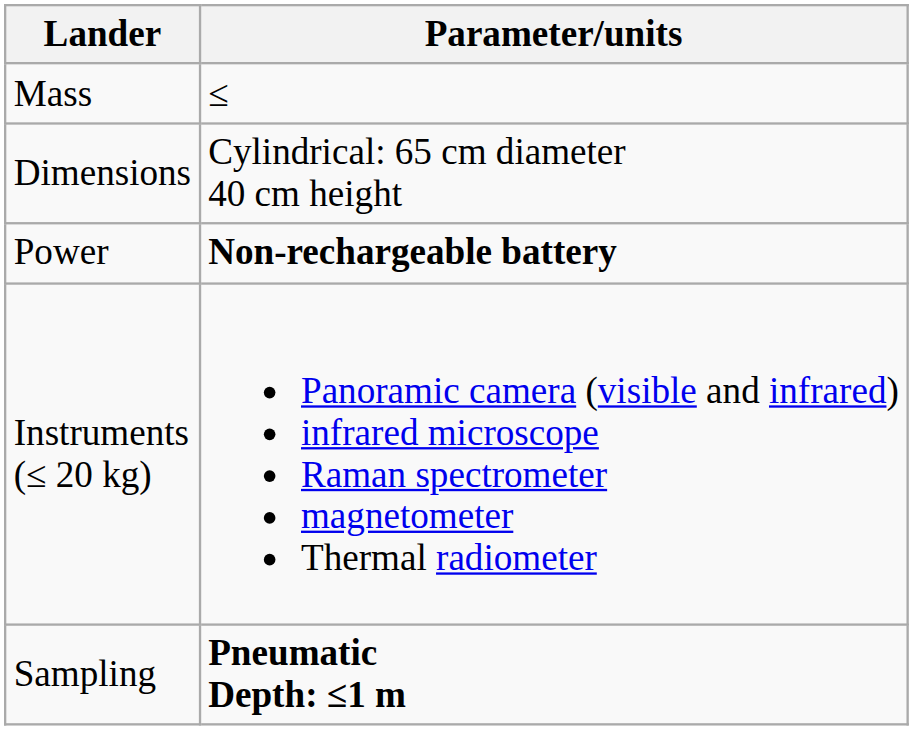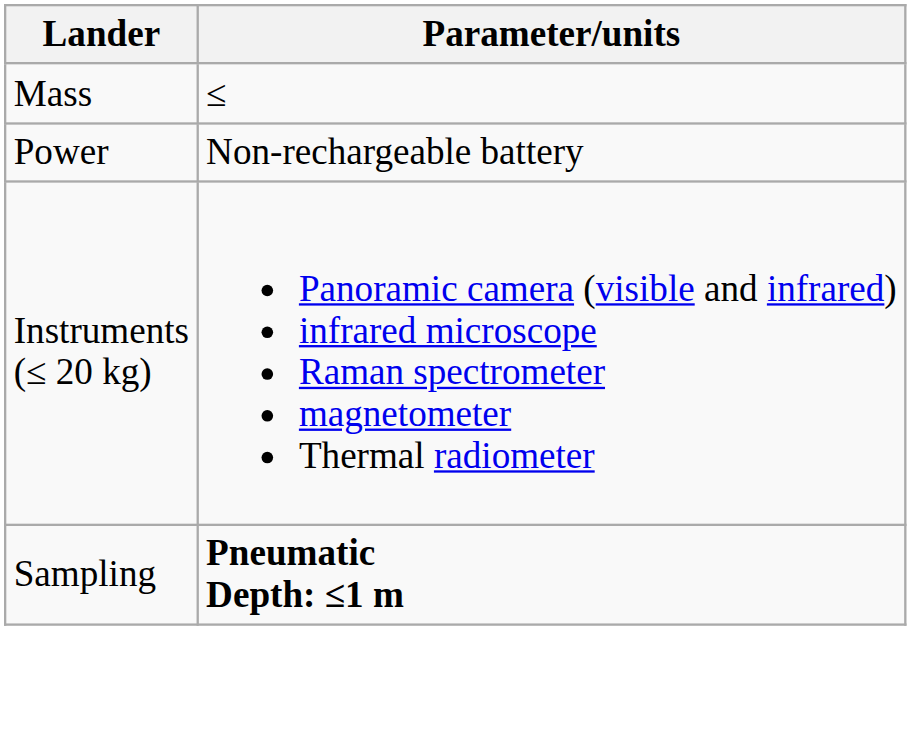- row: (102, 172)
(412, 252) bold -> (395, 151) normal
